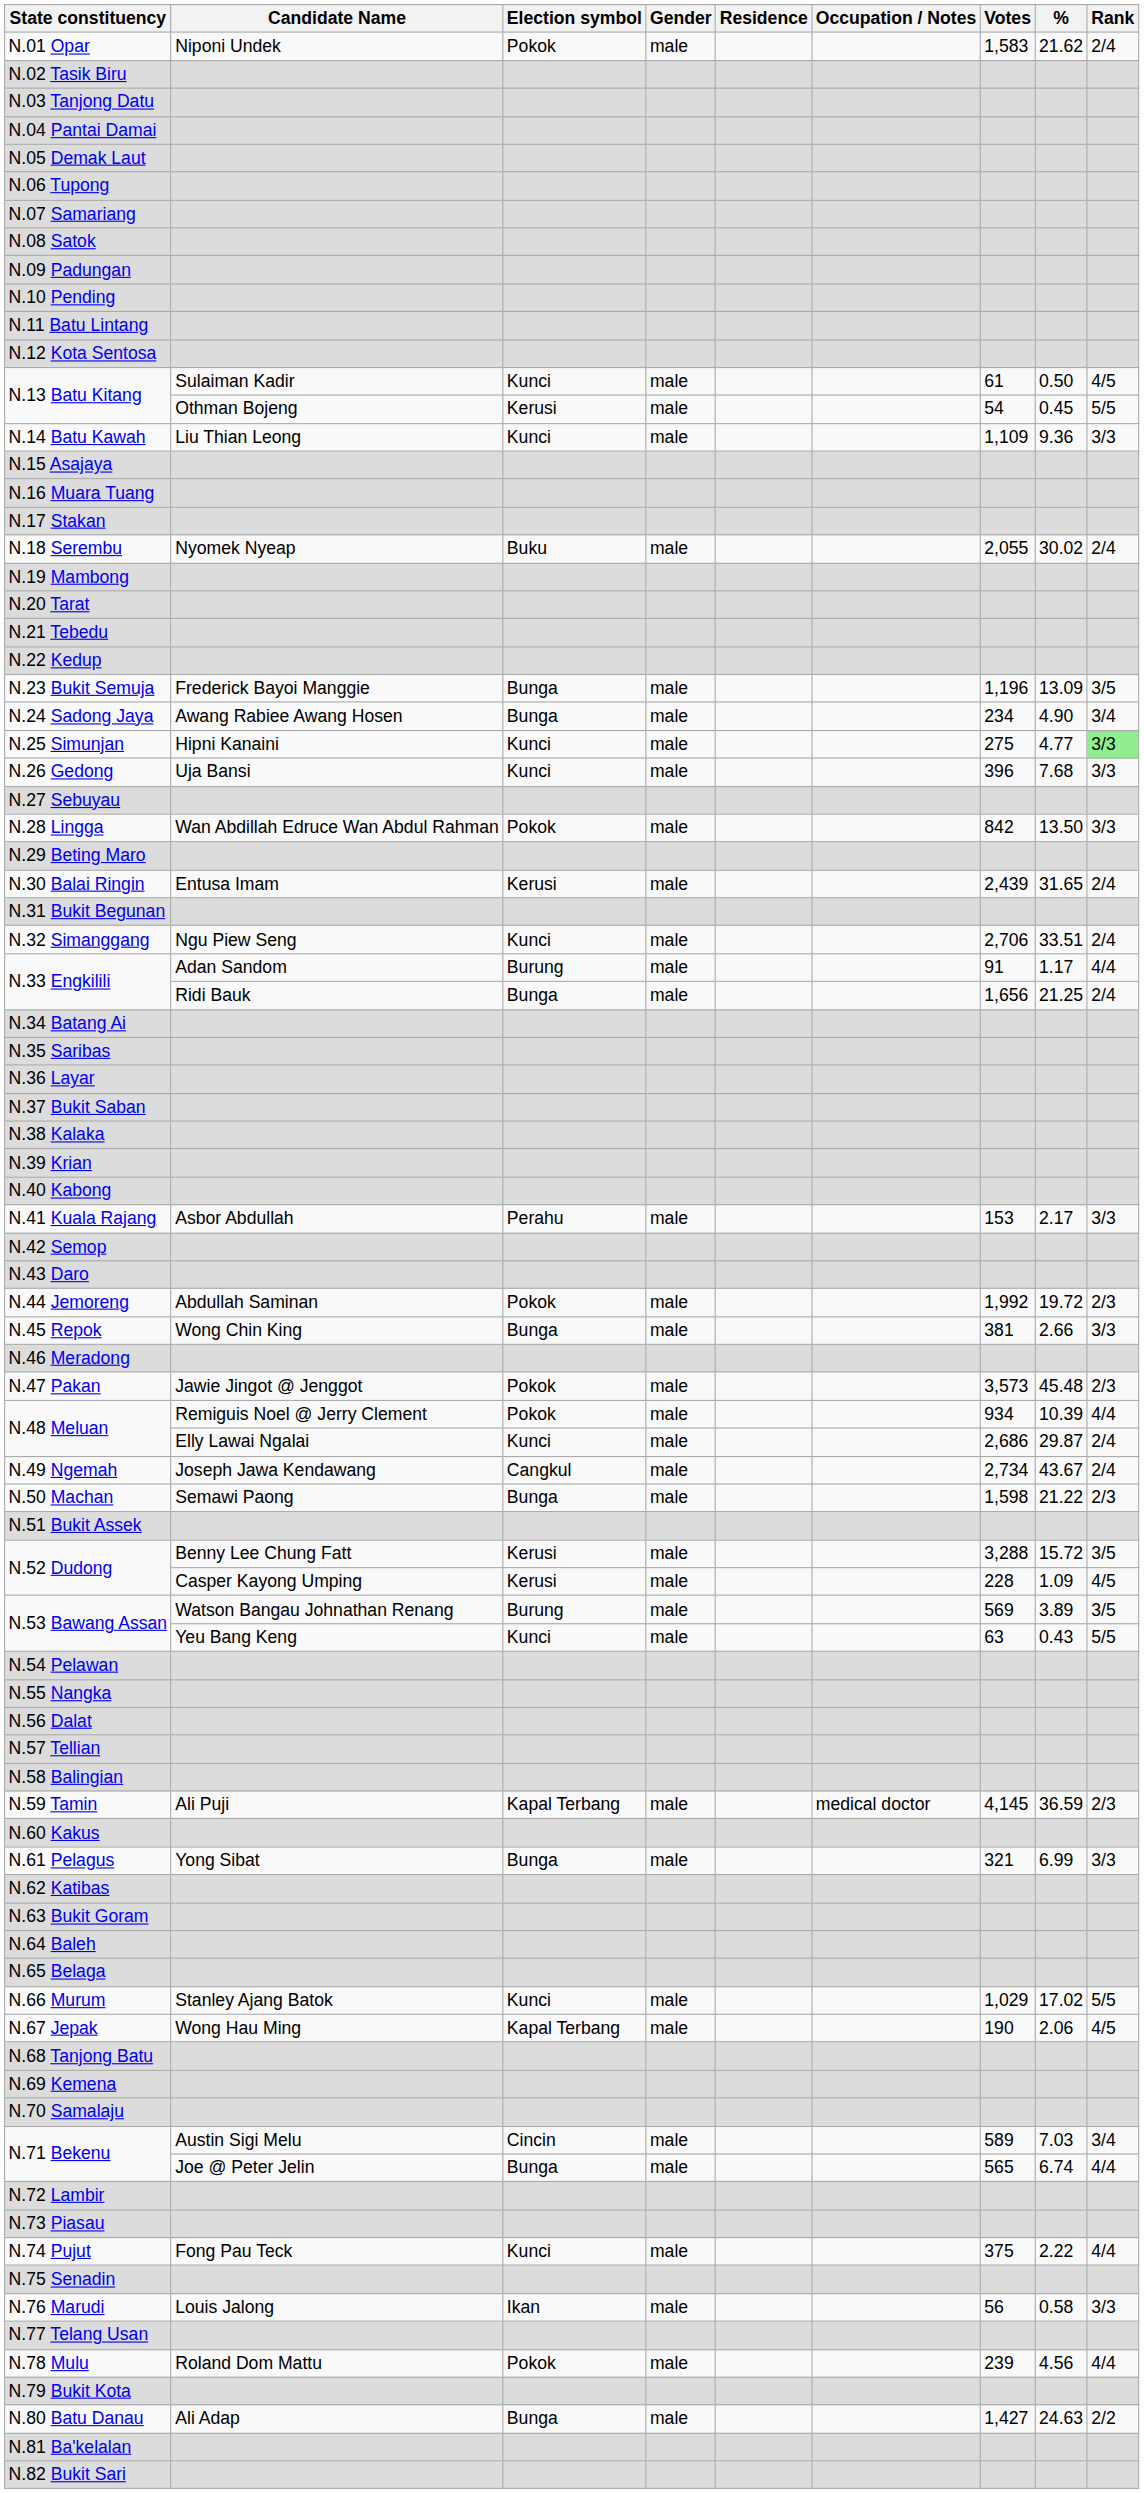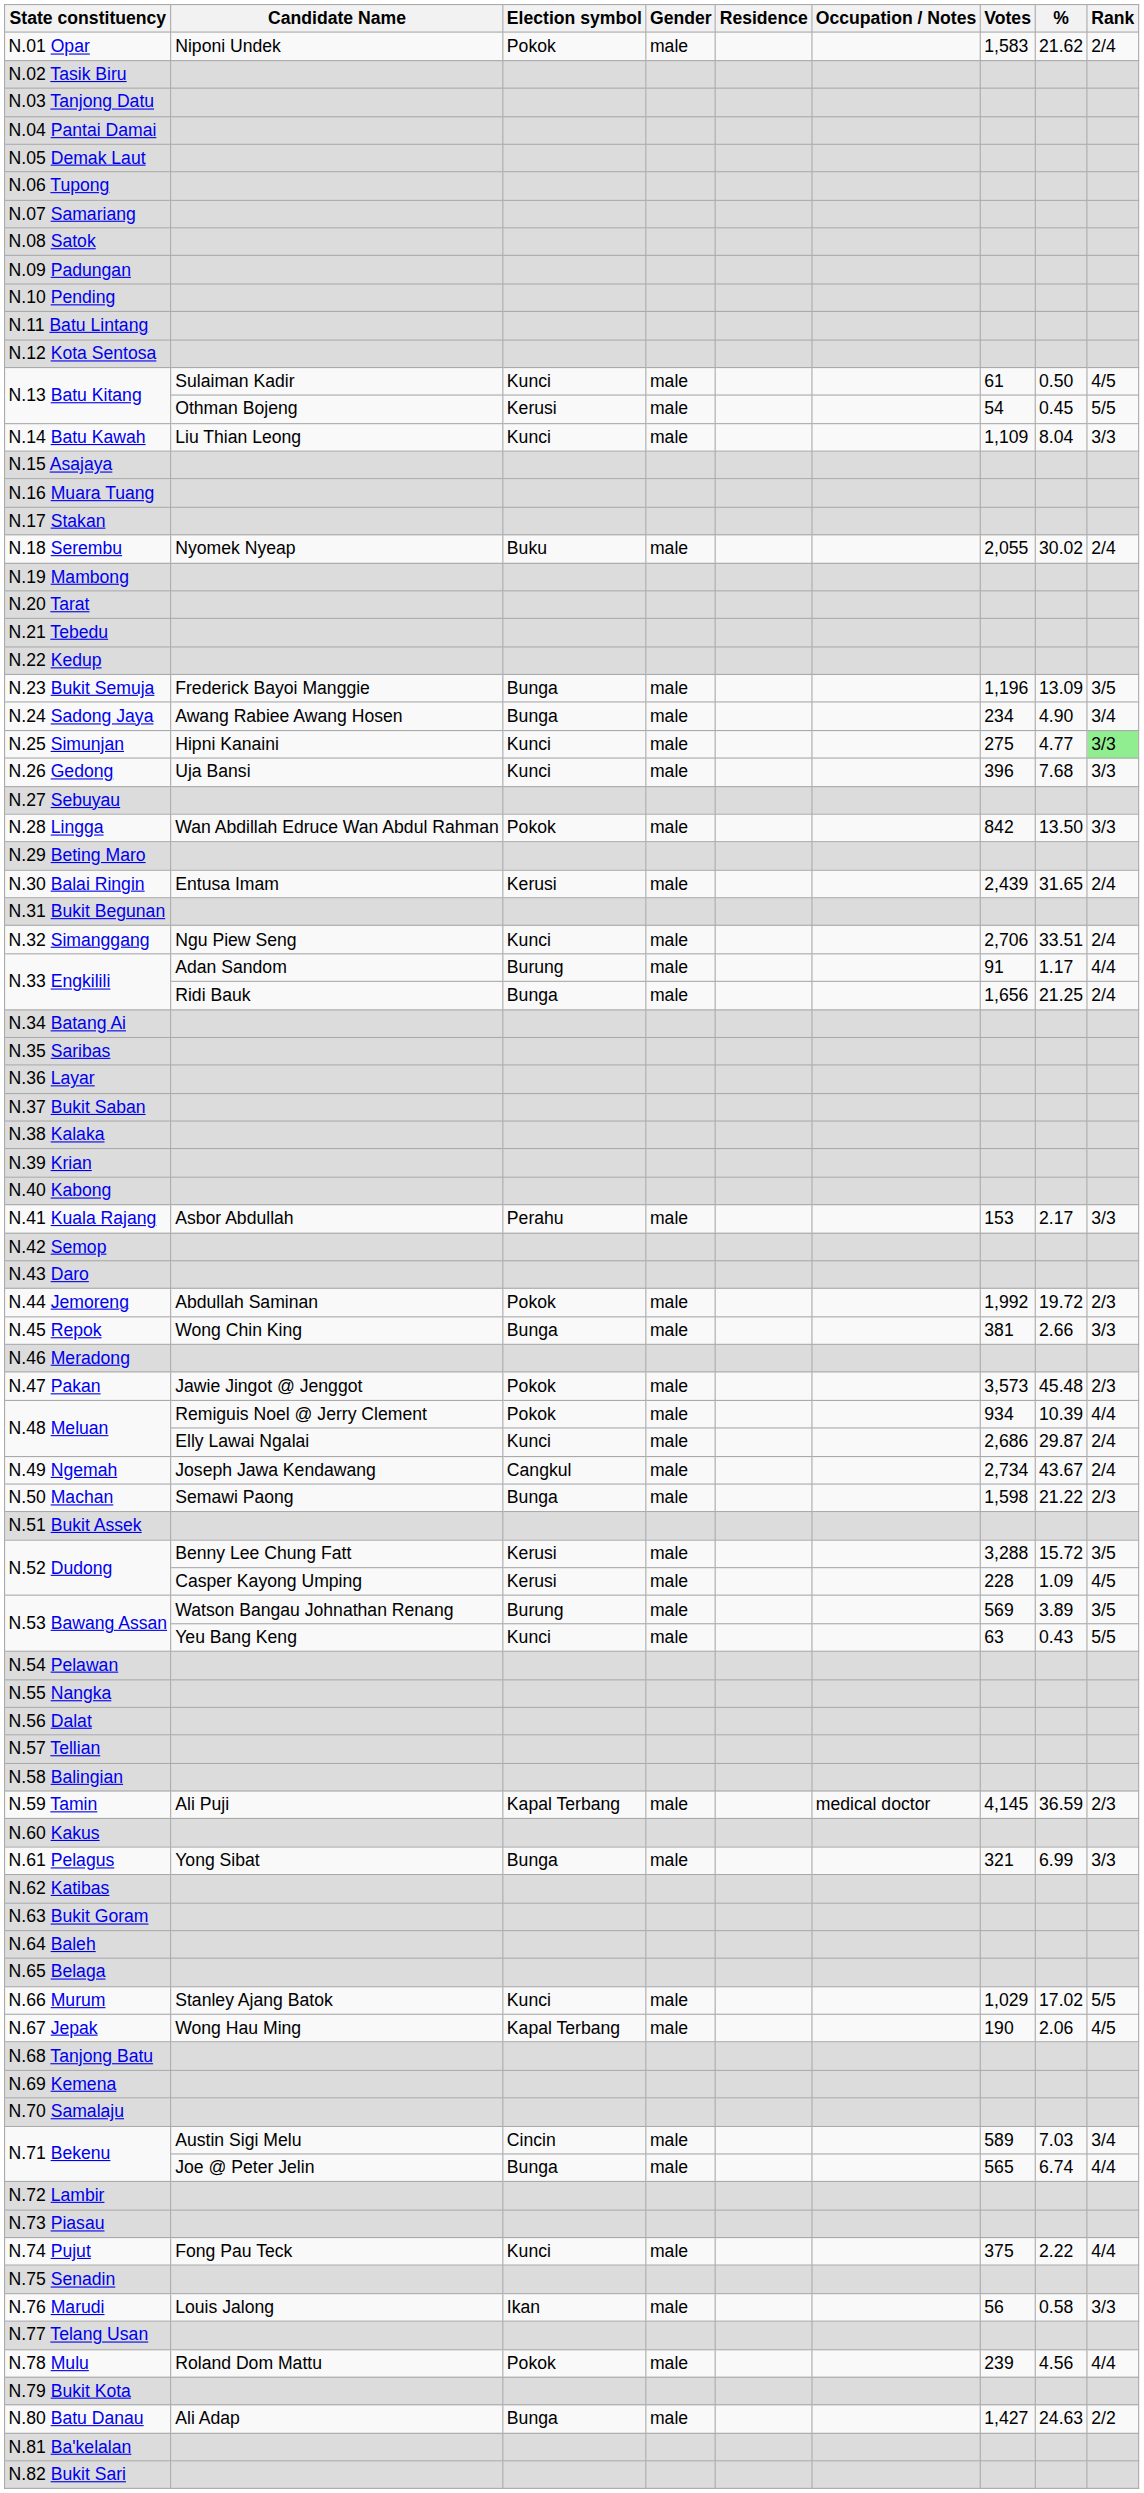(1056, 437) 9.36 -> (1056, 437) 8.04
